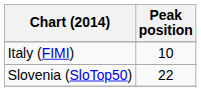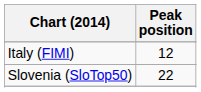(166, 53) 10 -> (166, 53) 12
